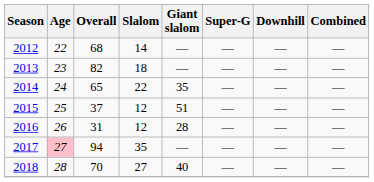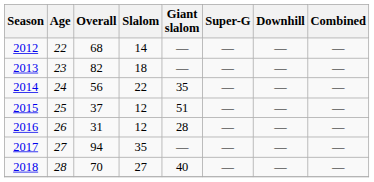(96, 87) 65 -> (96, 87) 56
(60, 147) pink background -> (60, 147) no background
